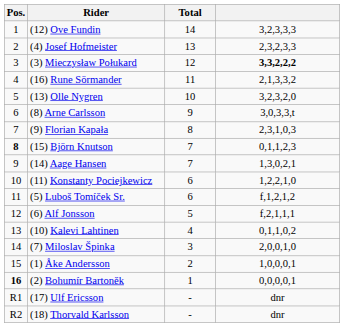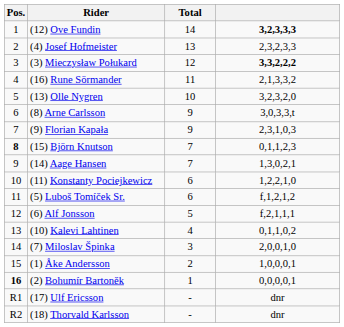(277, 29) normal -> (277, 29) bold
(190, 130) 8 -> (190, 130) 9
